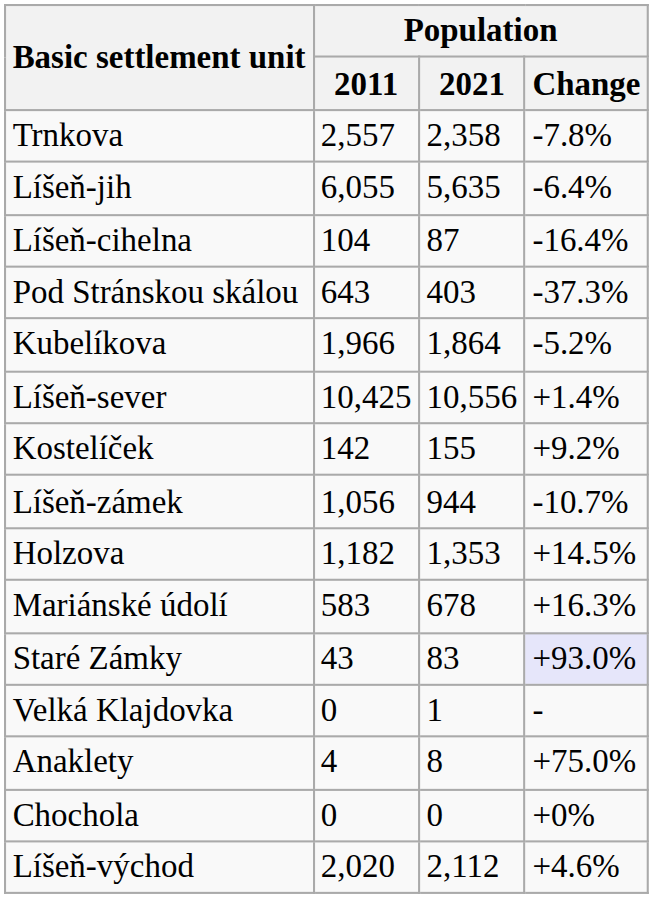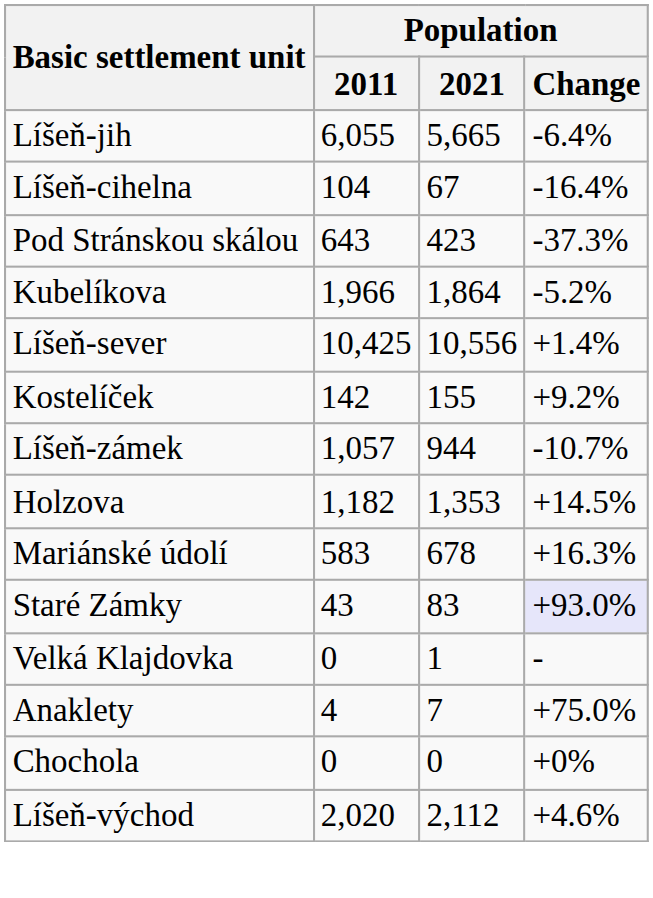- row: (68, 135)
(464, 187) 5,635 -> (464, 135) 5,665
(443, 239) 87 -> (443, 187) 67
(451, 291) 403 -> (451, 239) 423
(358, 501) 1,056 -> (358, 448) 1,057
(435, 762) 8 -> (435, 710) 7
